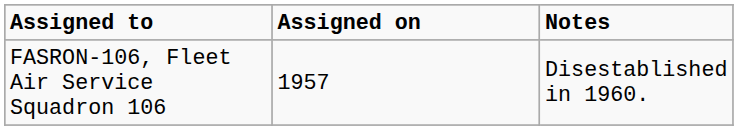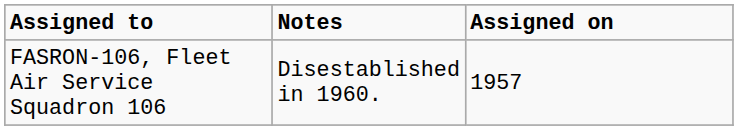columns swapped: (349, 23) <-> (578, 23)
